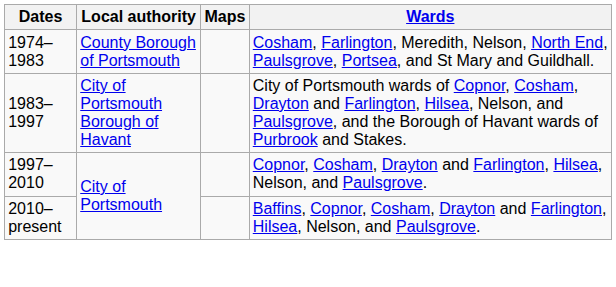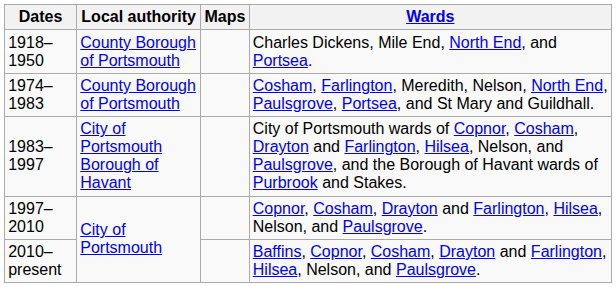+ row: (405, 51)
